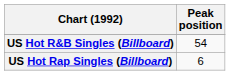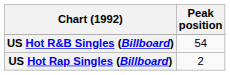(201, 61) 6 -> (201, 61) 2
